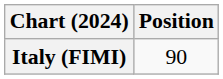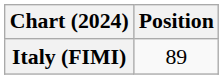(176, 56) 90 -> (176, 56) 89
